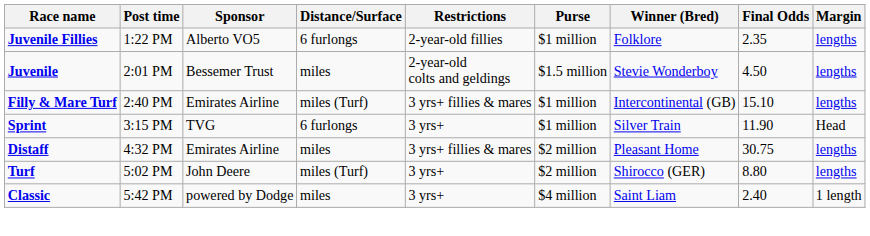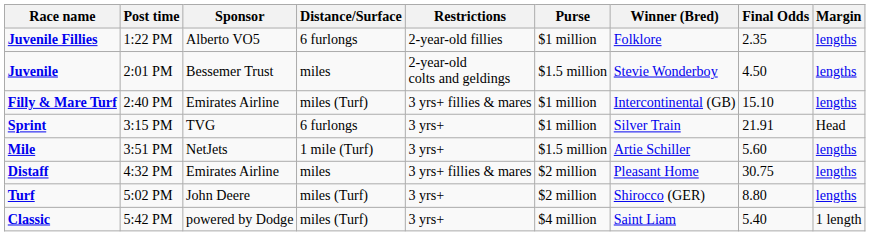(758, 126) 11.90 -> (758, 126) 21.91
+ row: (22, 149)
(315, 196) miles -> (334, 219) miles (Turf)
(755, 196) 2.40 -> (755, 219) 5.40
